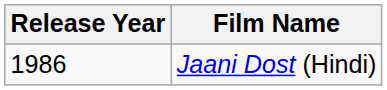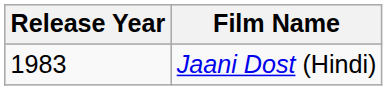(39, 64) 1986 -> (39, 64) 1983
